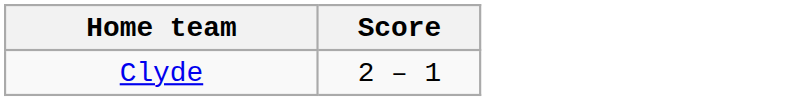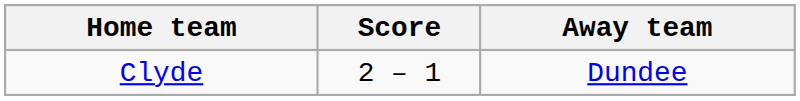+ column: (637, 28)
